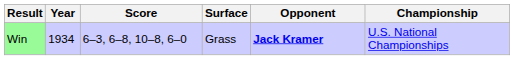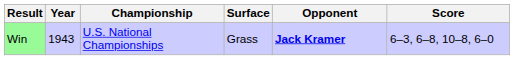columns swapped: (437, 13) <-> (141, 13)
(61, 38) 1934 -> (61, 38) 1943
